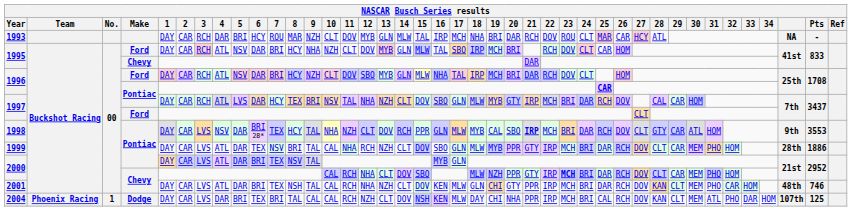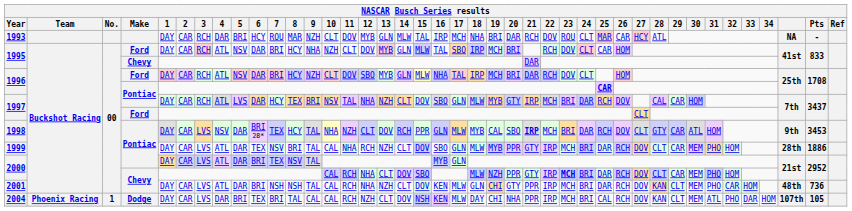(817, 131) 3553 -> (817, 131) 3453
(277, 187) TEX -> (277, 187) NSH
(817, 187) 746 -> (817, 187) 736
(817, 200) 125 -> (817, 200) 105
